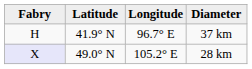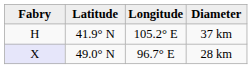(156, 34) 96.7° E -> (156, 34) 105.2° E
(156, 53) 105.2° E -> (156, 53) 96.7° E
